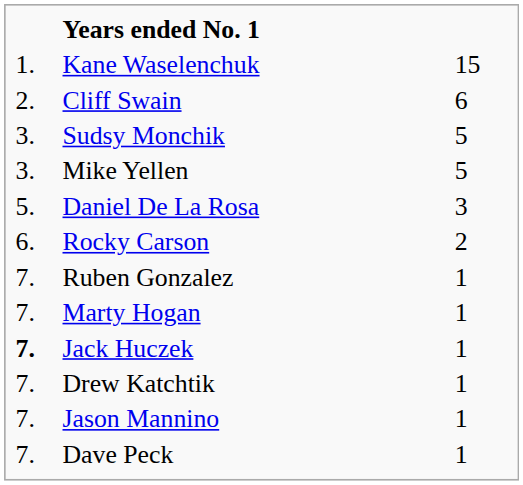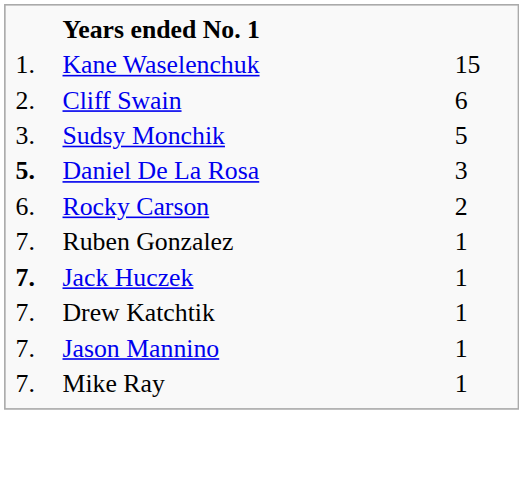- row: (125, 171)
(25, 206) normal -> (25, 171) bold
- row: (132, 313)
- row: (118, 454)
+ row: (114, 383)
